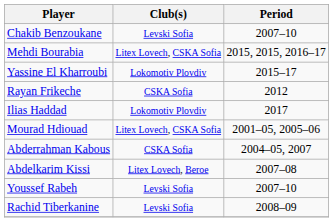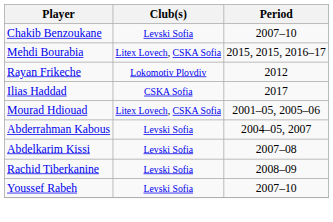- row: (57, 72)
(168, 92) CSKA Sofia -> (168, 73) Lokomotiv Plovdiv
(168, 111) Lokomotiv Plovdiv -> (168, 92) CSKA Sofia
(168, 150) CSKA Sofia -> (168, 131) Levski Sofia
(168, 169) Litex Lovech, Beroe -> (168, 150) Levski Sofia
rows swapped: (42, 188) <-> (53, 207)
